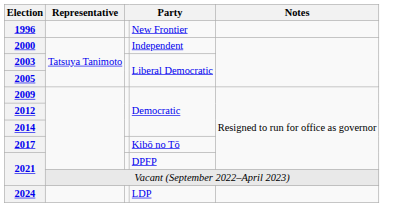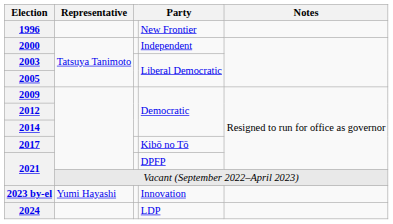+ row: (29, 194)
